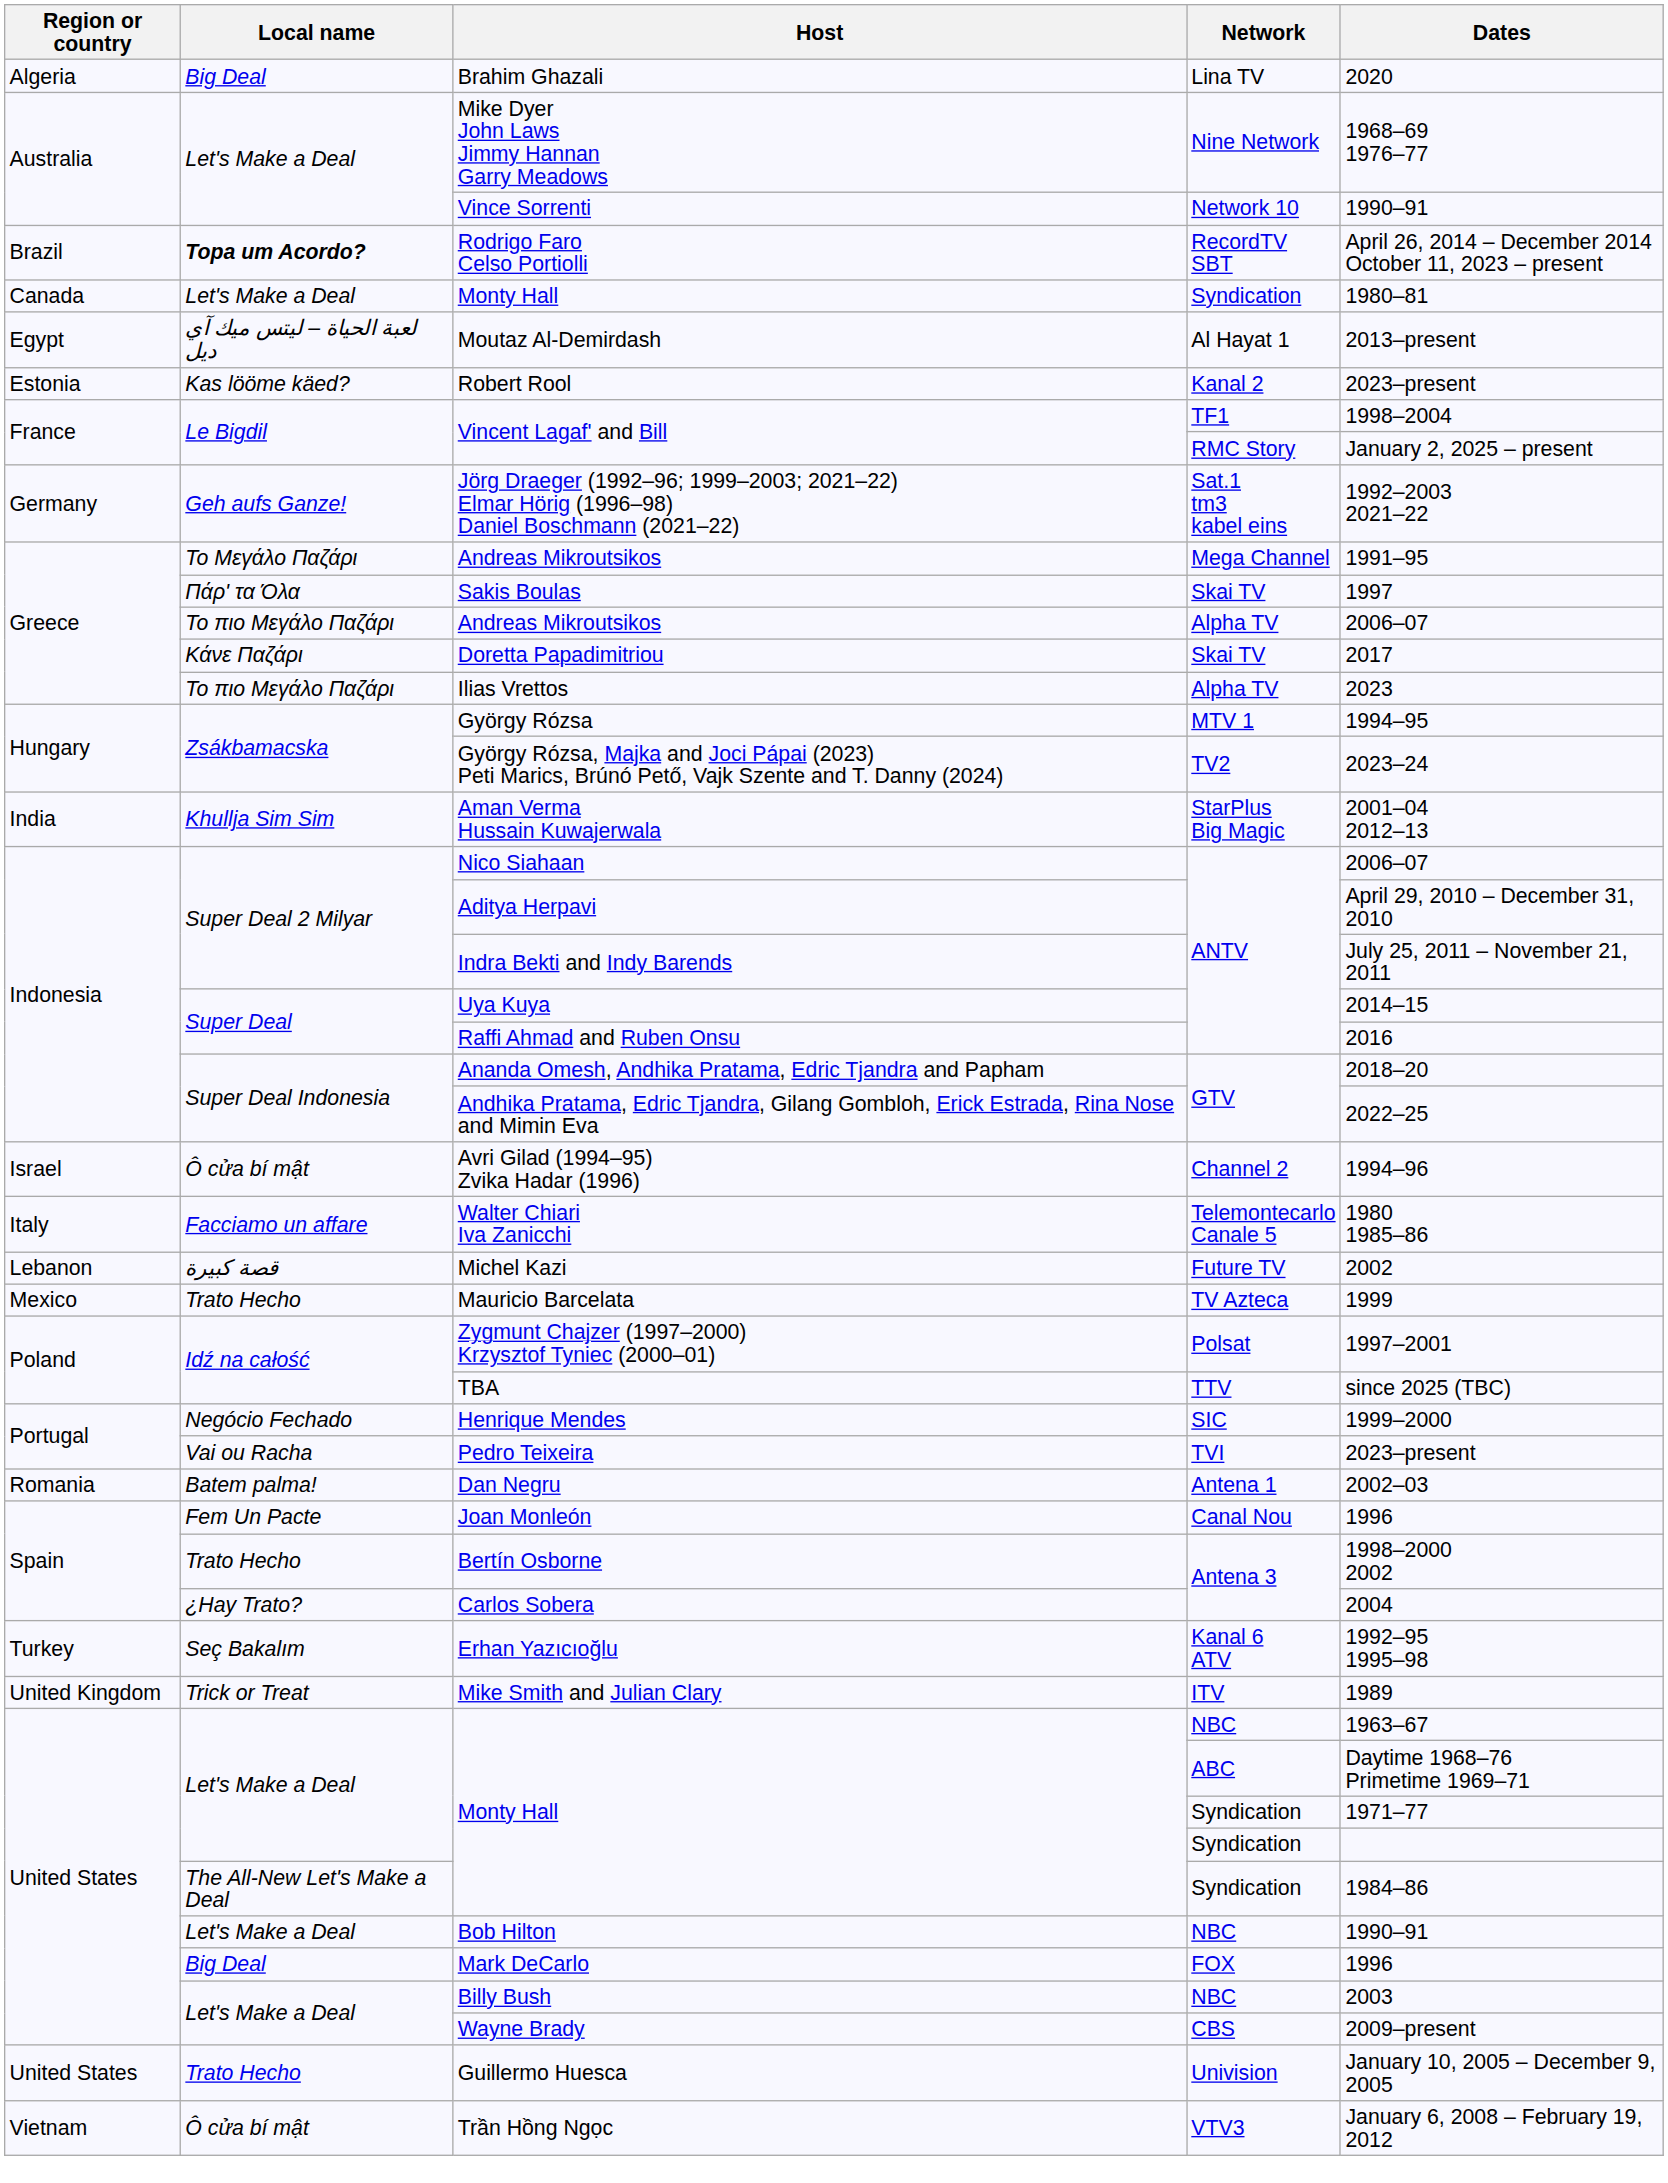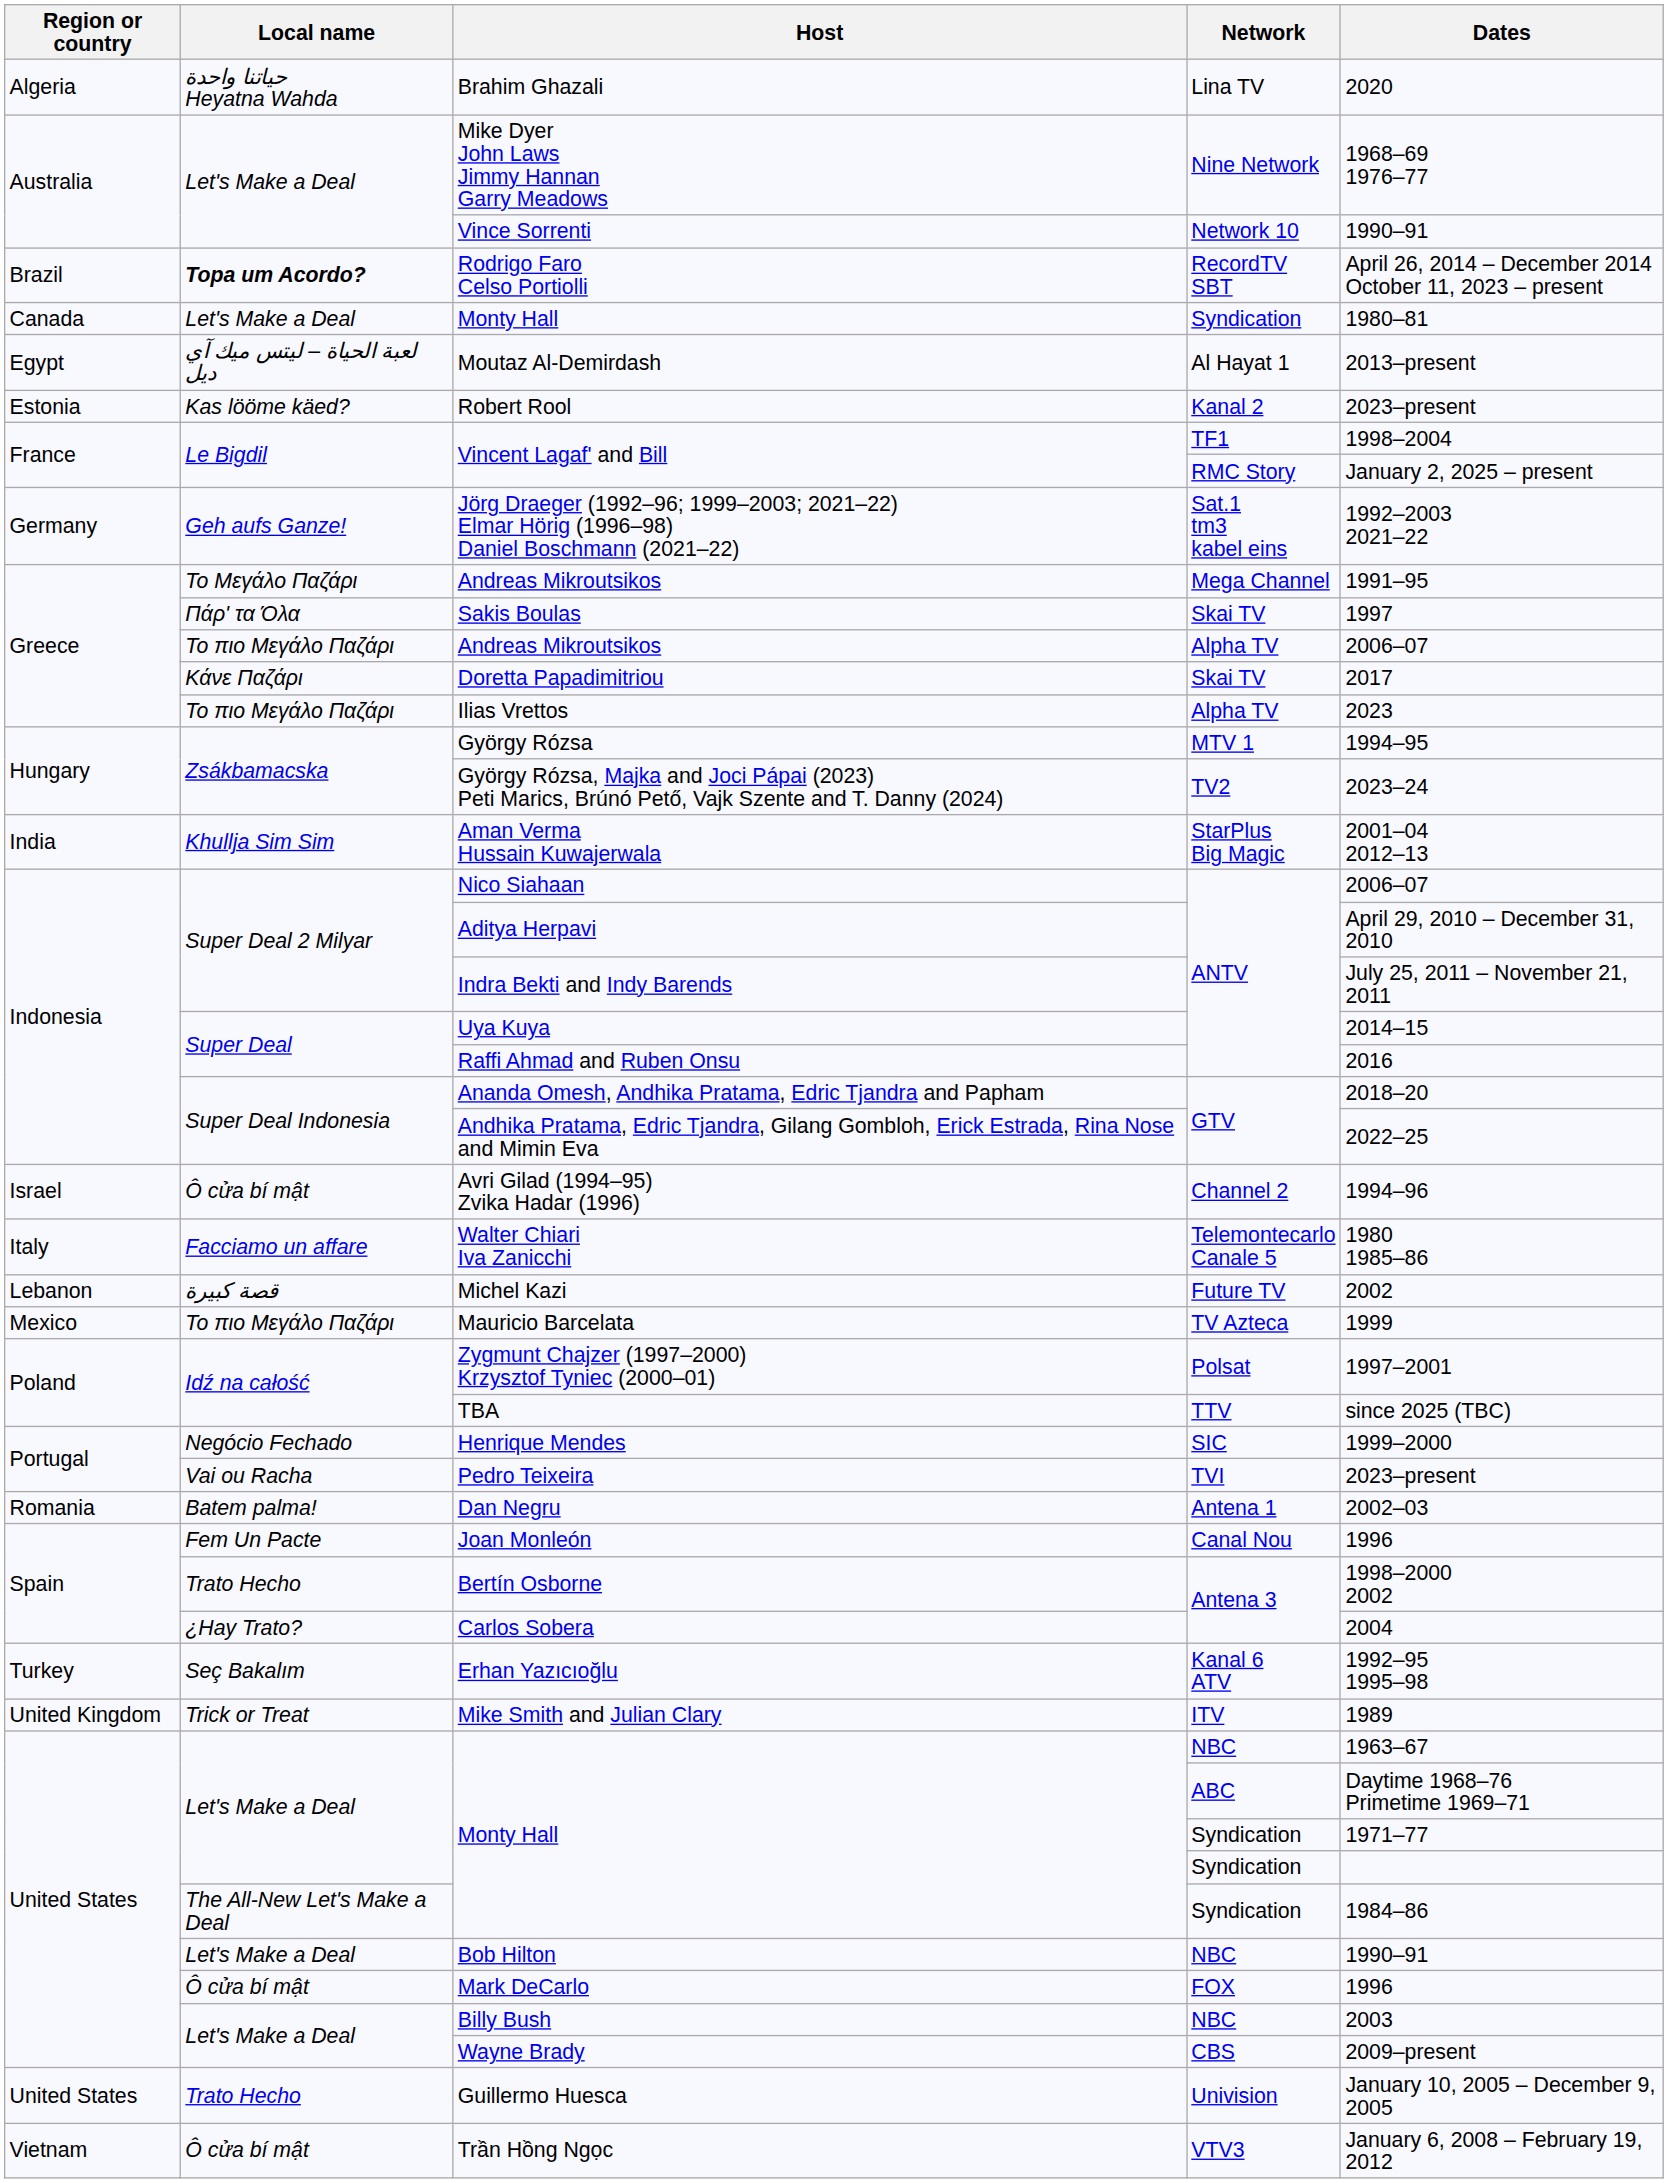(226, 76) Big Deal -> (261, 87) حياتنا واحدة Heyatna Wahda
(243, 1300) Trato Hecho -> (290, 1323) Το πιο Μεγάλο Παζάρι
(226, 1964) Big Deal -> (247, 1987) Ô cửa bí mật
